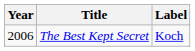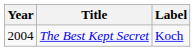(21, 35) 2006 -> (21, 35) 2004
